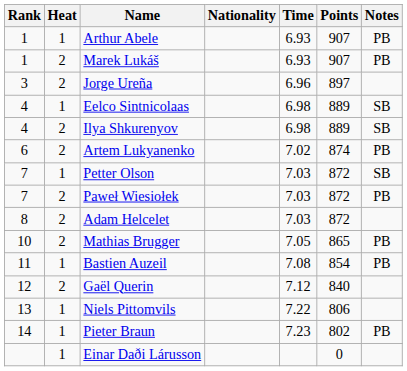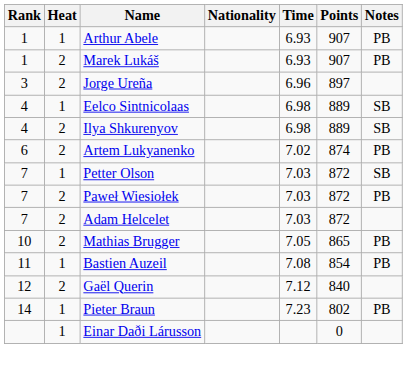(24, 219) 8 -> (24, 219) 7
- row: (129, 309)
